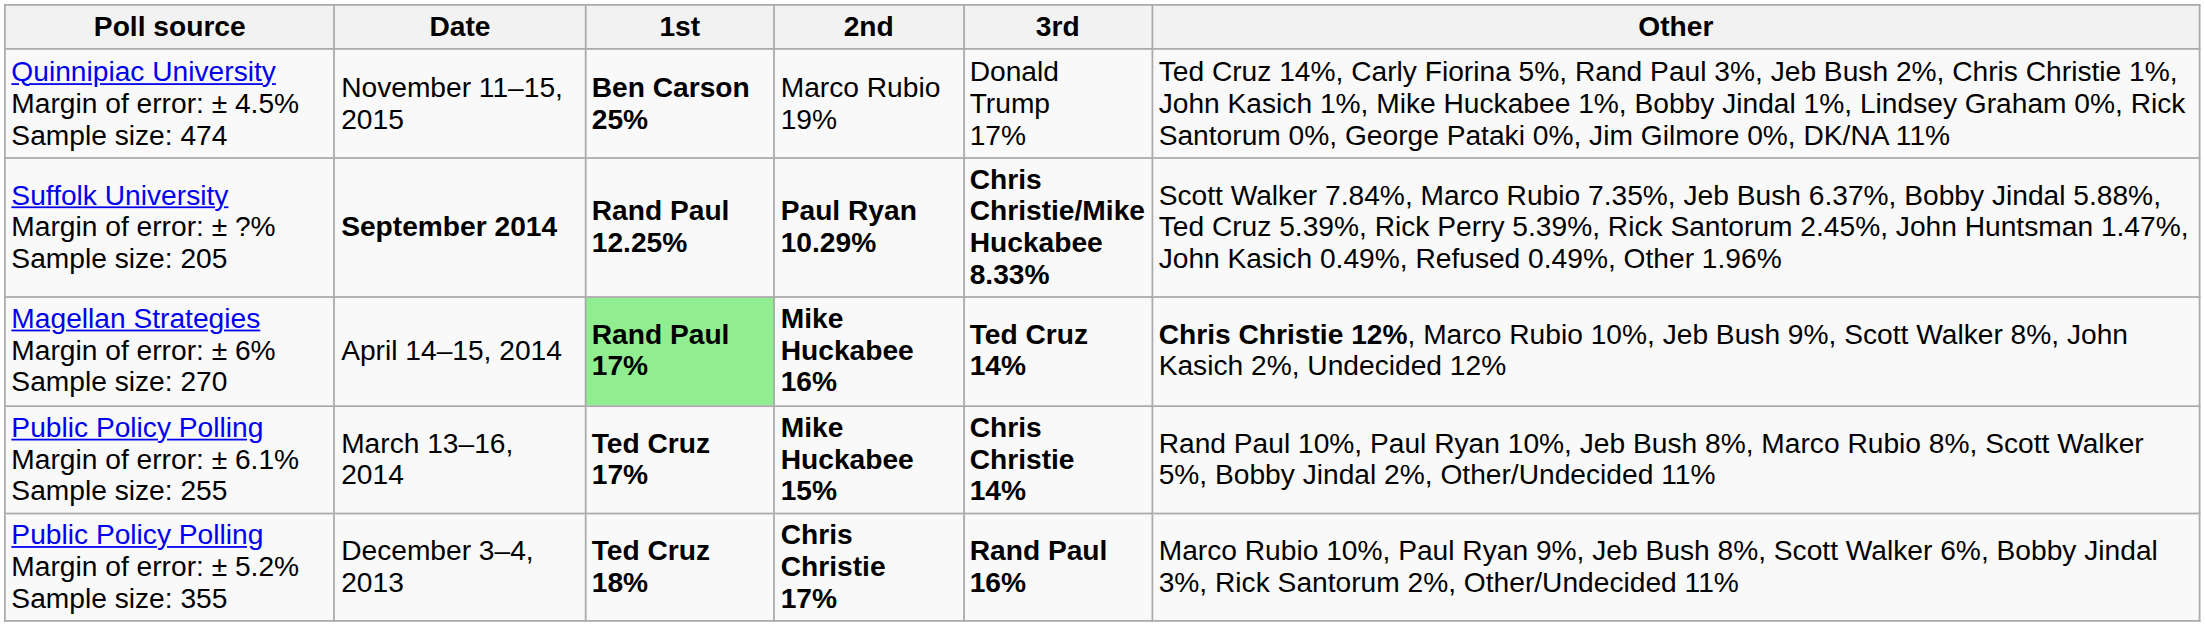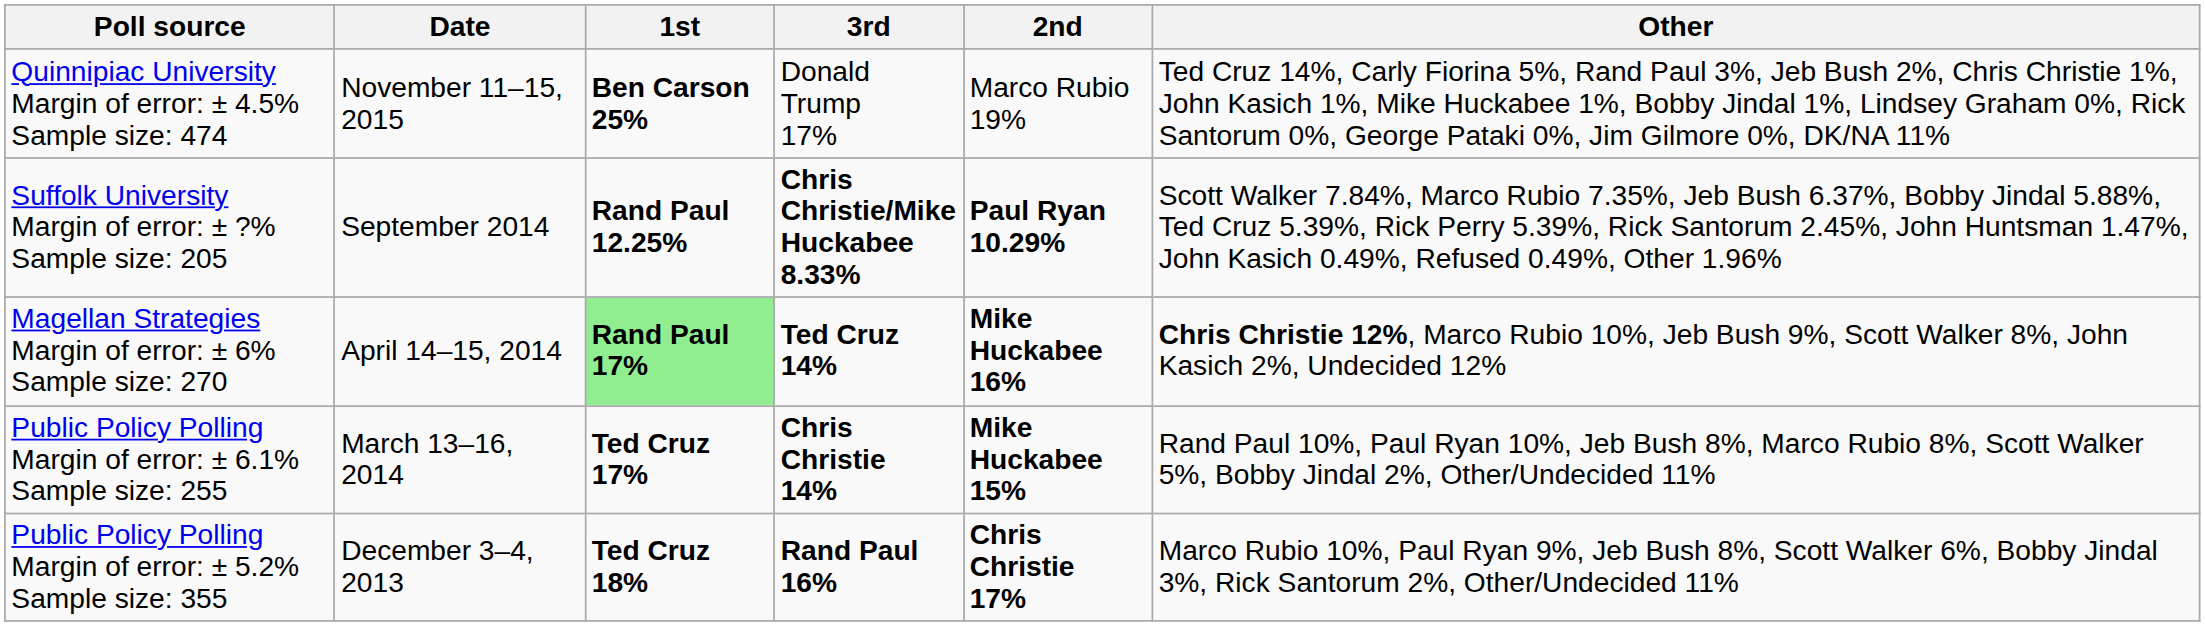columns swapped: (869, 26) <-> (1058, 26)
(449, 227) bold -> (445, 227) normal
